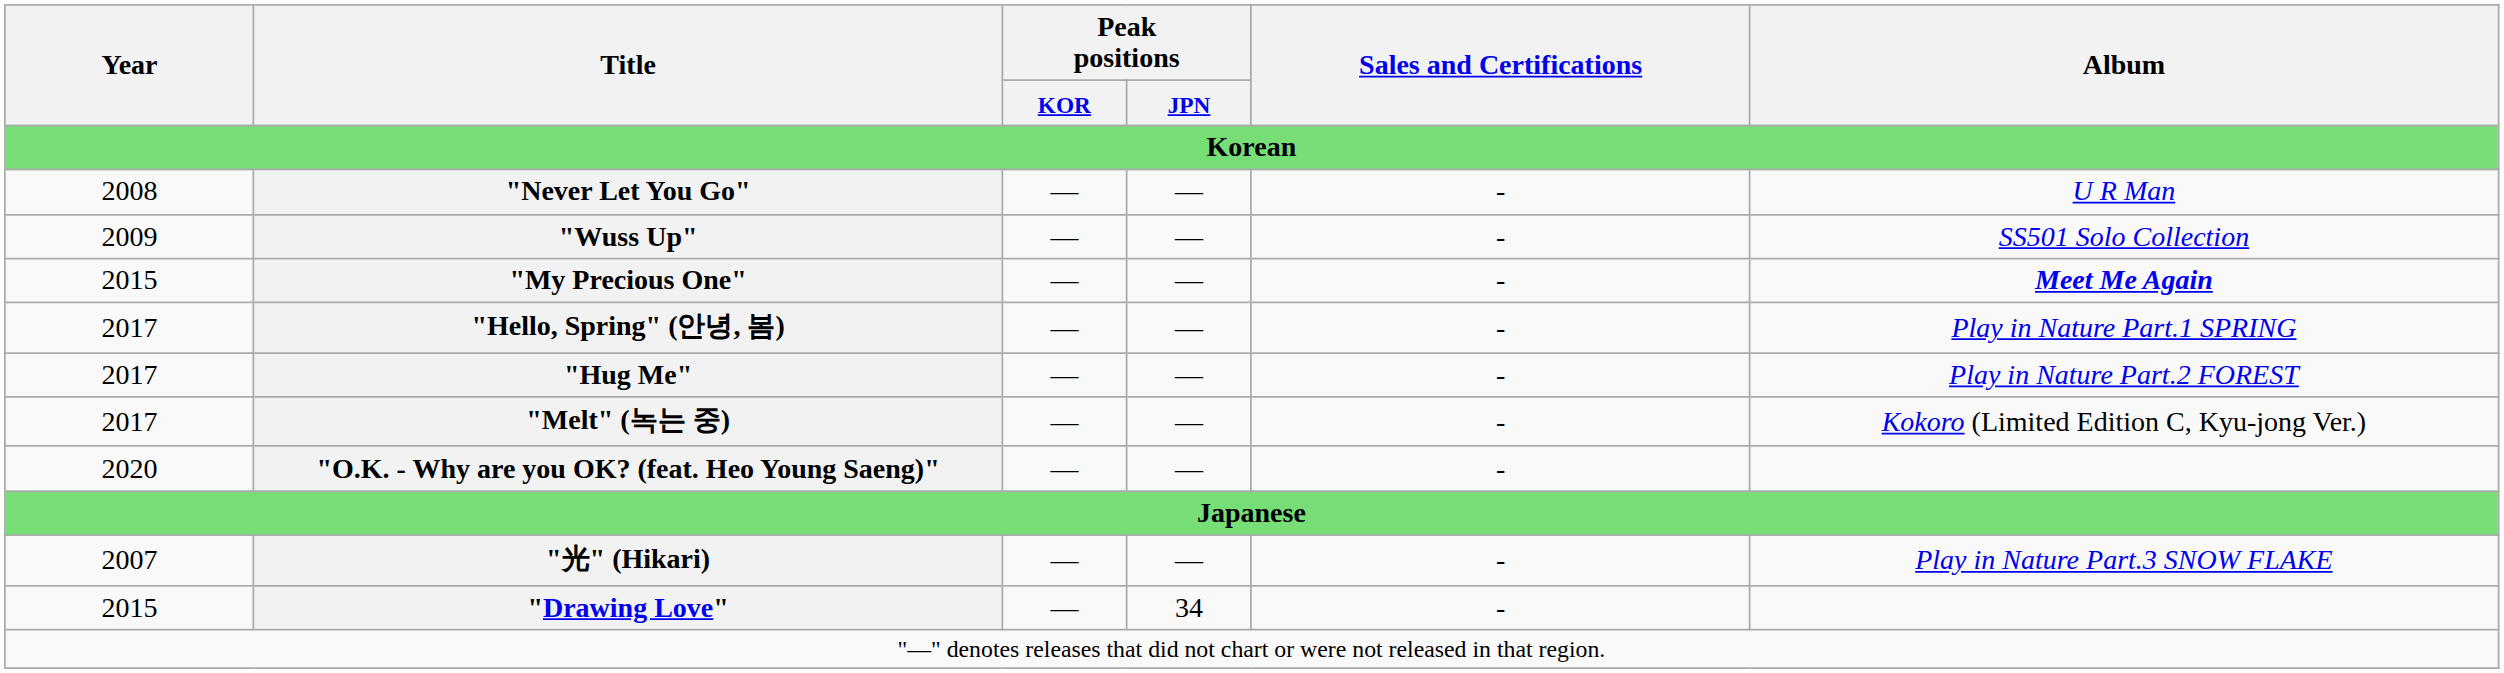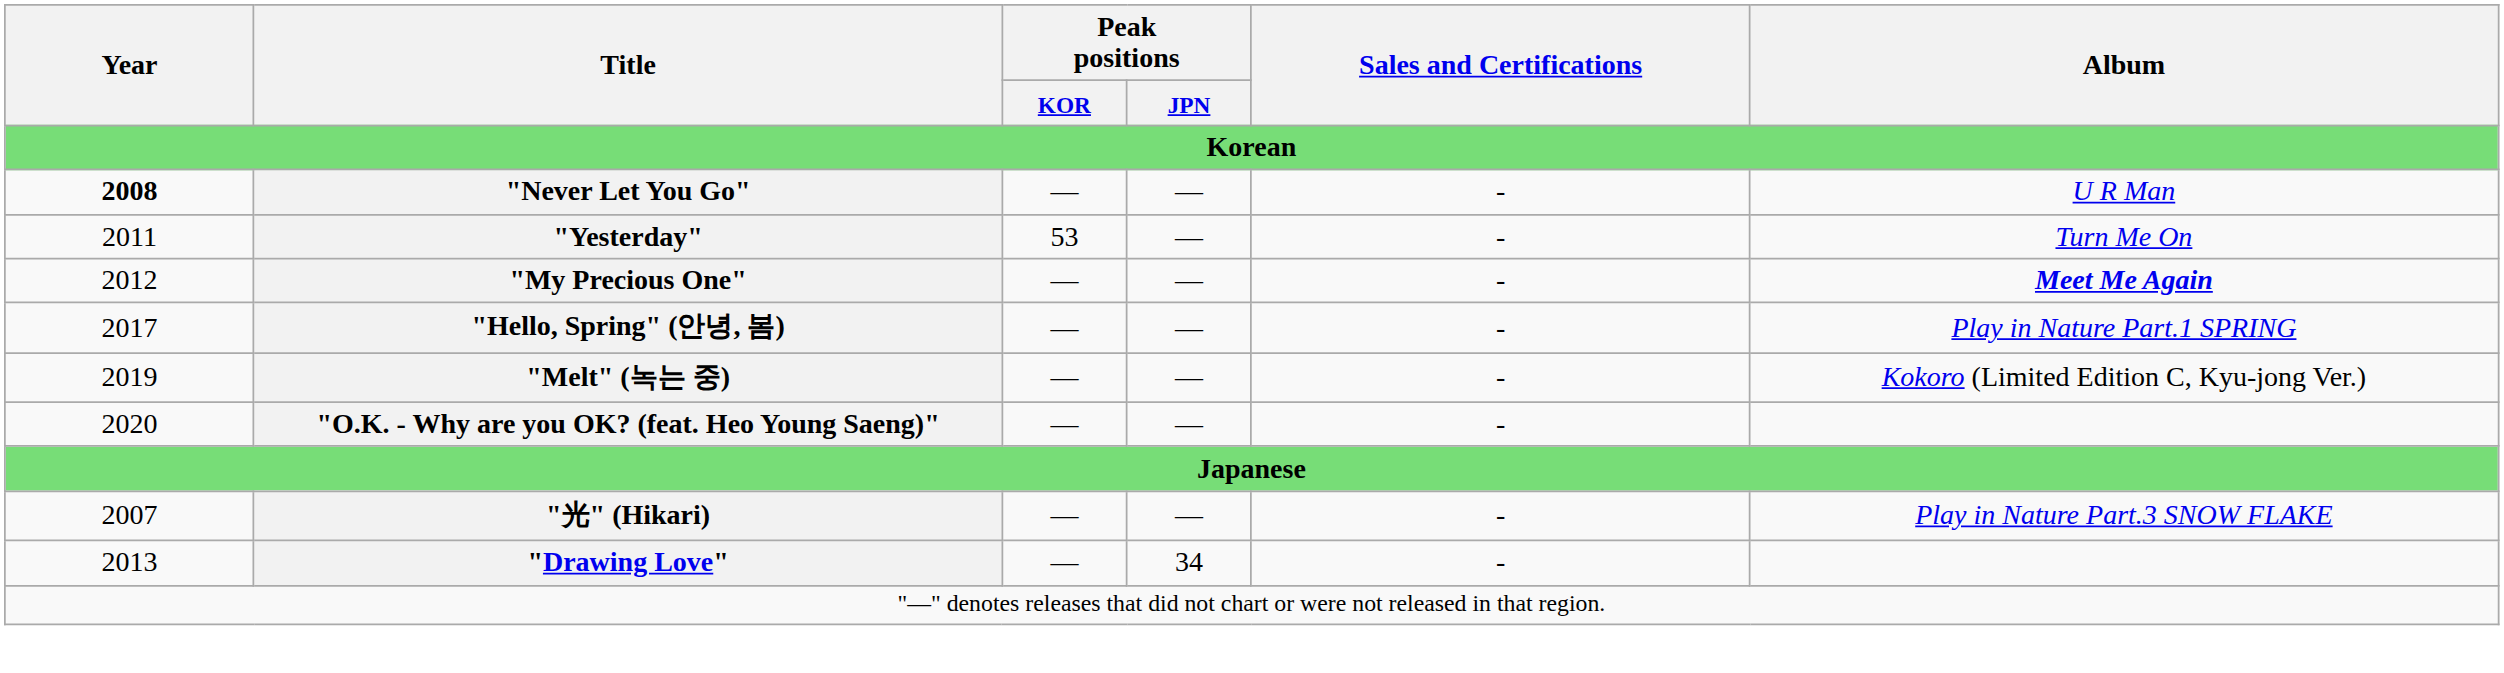(130, 191) normal -> (130, 191) bold
- row: (628, 235)
+ row: (628, 235)
(130, 280) 2015 -> (130, 280) 2012
- row: (628, 374)
(130, 421) 2017 -> (130, 376) 2019
(130, 606) 2015 -> (130, 562) 2013
